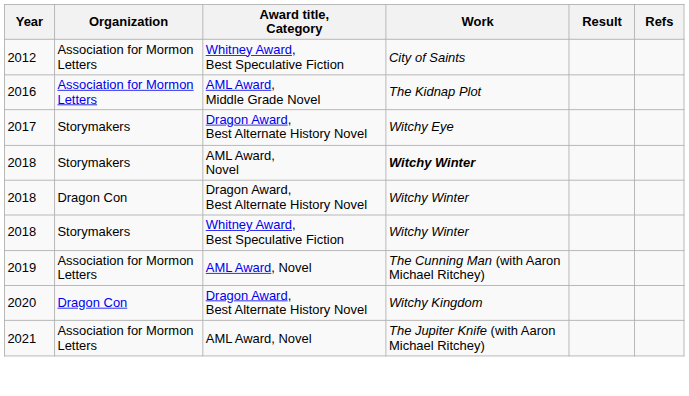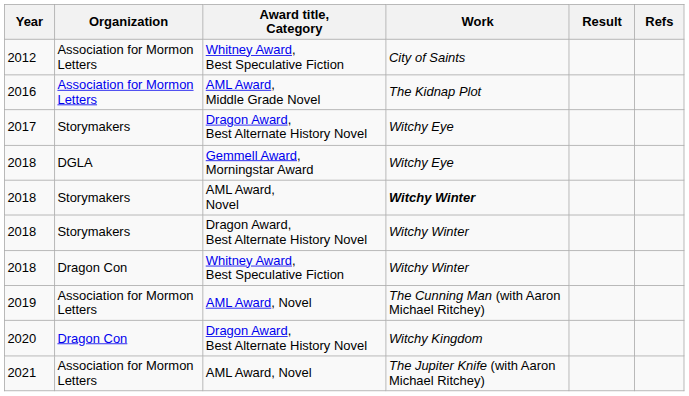+ row: (22, 162)
(92, 197) Dragon Con -> (94, 232) Storymakers
(94, 232) Storymakers -> (92, 268) Dragon Con
